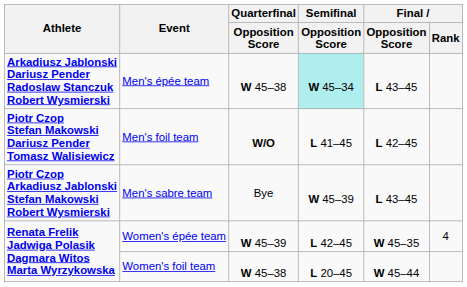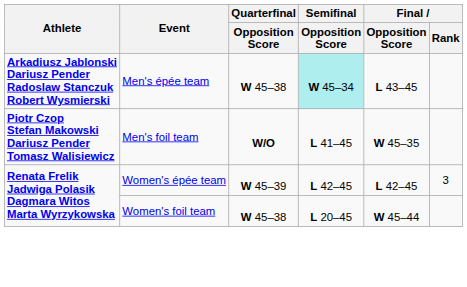(396, 144) L 42–45 -> (396, 144) W 45–35
- row: (167, 193)
(396, 243) W 45–35 -> (396, 187) L 42–45
(446, 236) 4 -> (446, 180) 3
